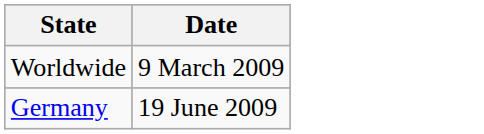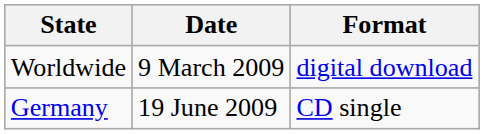+ column: (384, 25)
